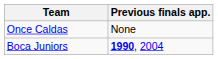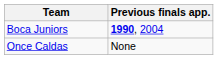rows swapped: (37, 46) <-> (37, 29)
